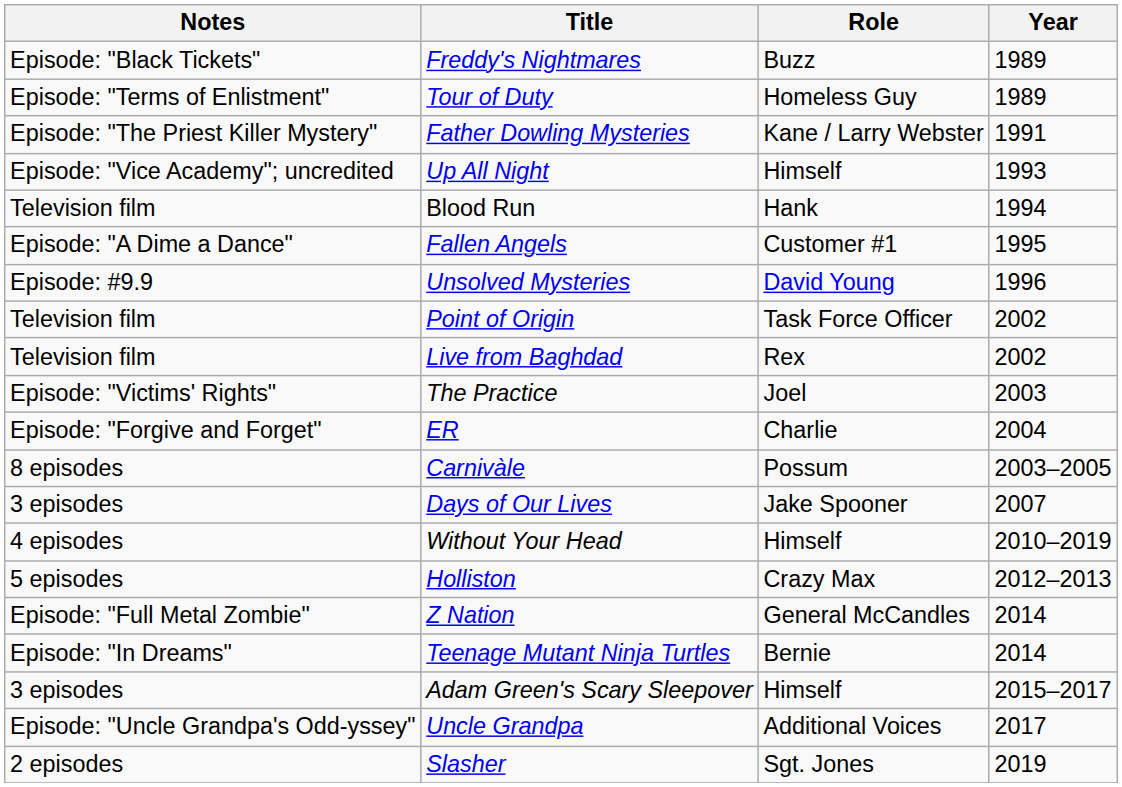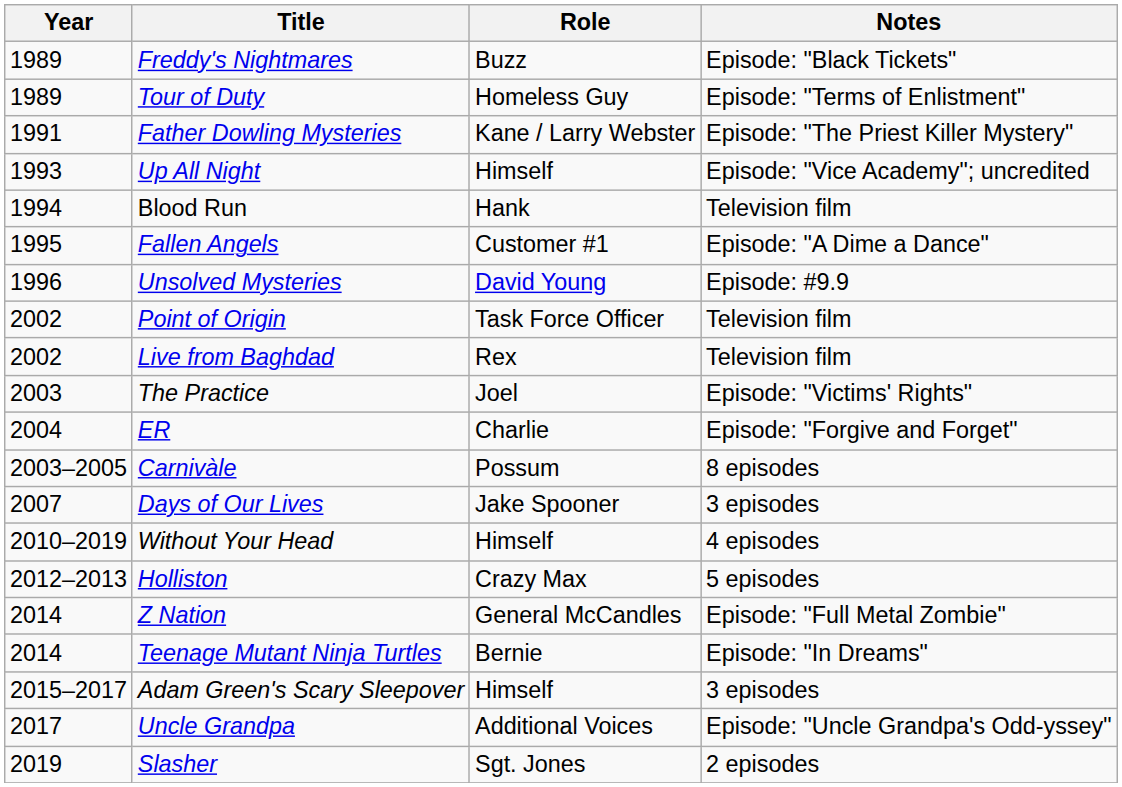columns swapped: (1053, 23) <-> (213, 23)
